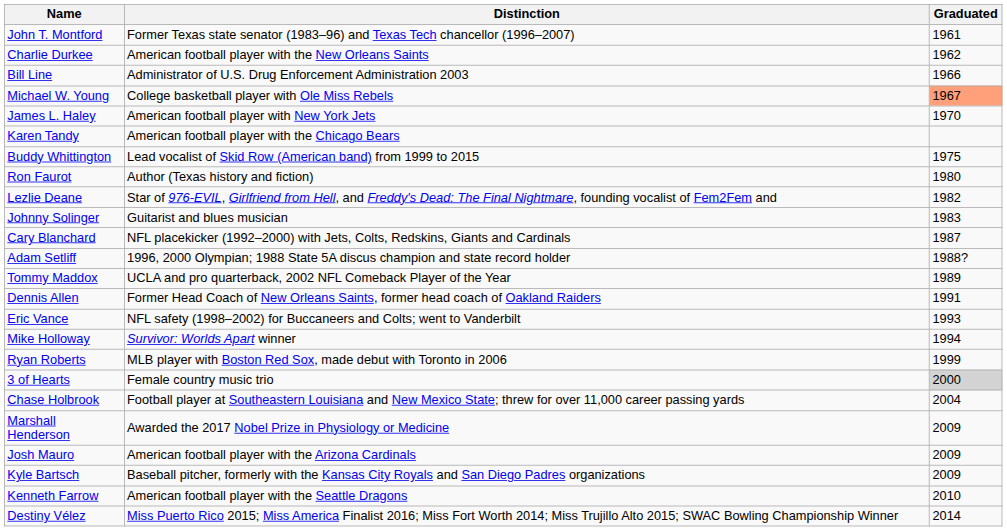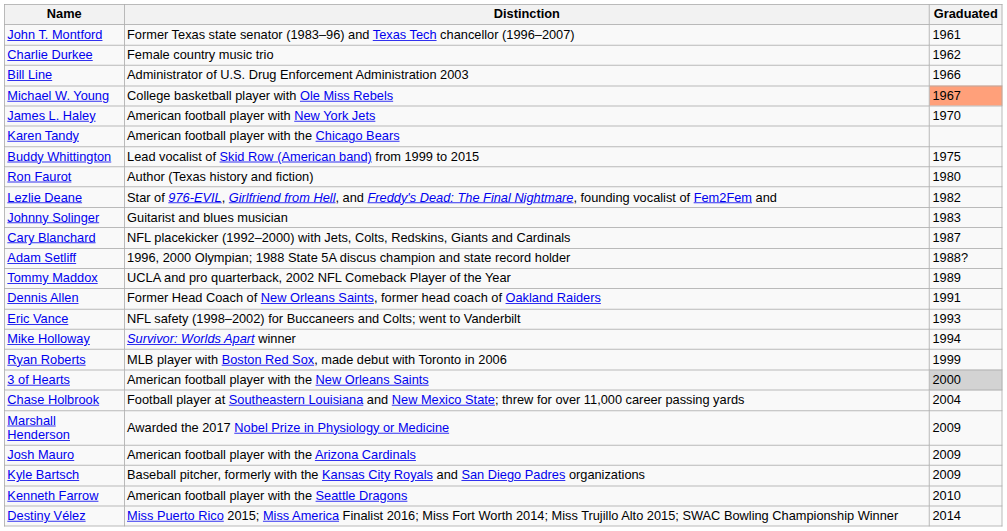(278, 55) American football player with the New Orleans Saints -> (200, 55) Female country music trio
(200, 380) Female country music trio -> (278, 380) American football player with the New Orleans Saints
